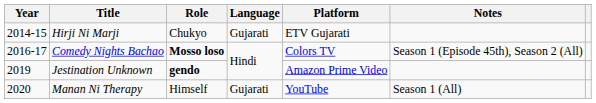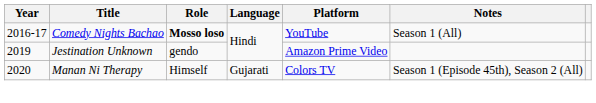- row: (86, 32)
(310, 51) Colors TV -> (307, 32) YouTube
(488, 51) Season 1 (Episode 45th), Season 2 (All) -> (427, 32) Season 1 (All)
(184, 70) bold -> (184, 51) normal
(307, 88) YouTube -> (310, 70) Colors TV
(427, 88) Season 1 (All) -> (488, 70) Season 1 (Episode 45th), Season 2 (All)
